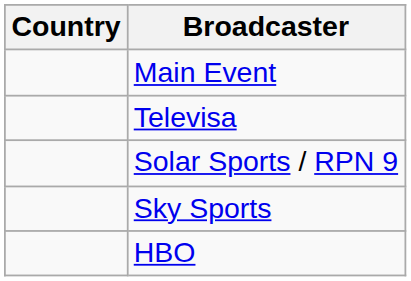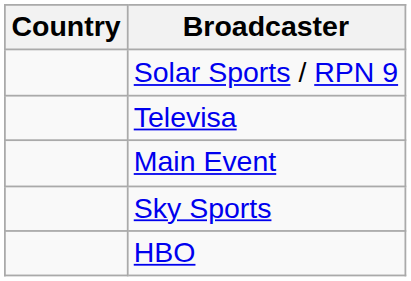rows swapped: (205, 72) <-> (266, 162)
